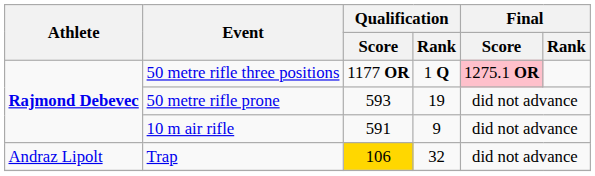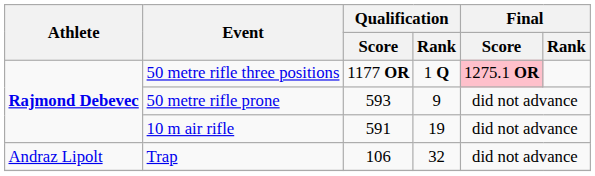(437, 101) 19 -> (437, 101) 9
(437, 128) 9 -> (437, 128) 19
(378, 156) gold background -> (378, 156) no background
